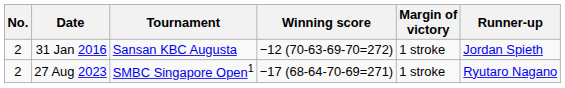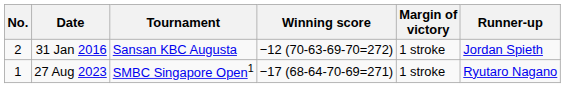(18, 71) 2 -> (18, 71) 1
